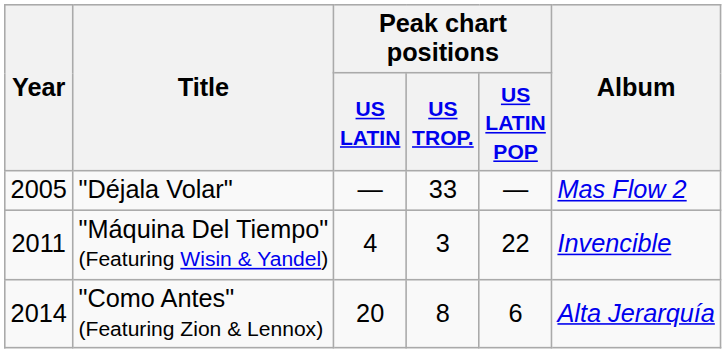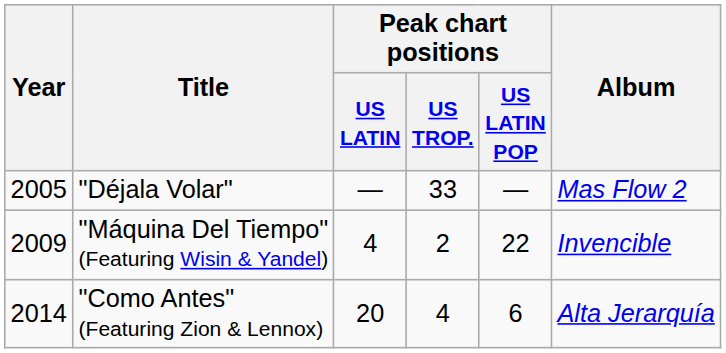(39, 244) 2011 -> (39, 244) 2009
(443, 244) 3 -> (443, 244) 2
(443, 312) 8 -> (443, 312) 4
